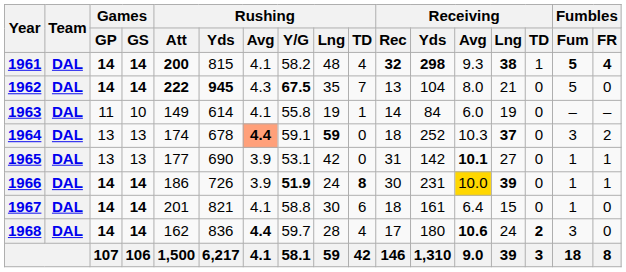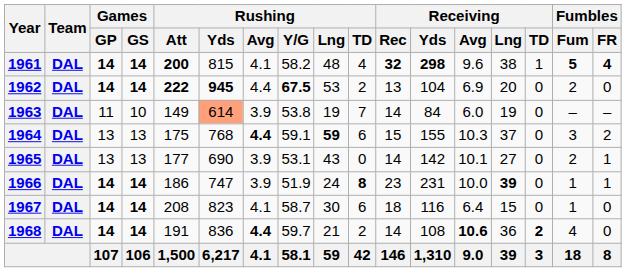(473, 64) 9.3 -> (473, 64) 9.6
(508, 64) bold -> (508, 64) normal
(261, 87) 4.3 -> (261, 87) 4.4
(331, 87) 35 -> (331, 87) 53
(362, 87) 7 -> (362, 87) 2
(473, 87) 8.0 -> (473, 87) 6.9
(508, 87) 21 -> (508, 87) 20
(573, 87) 5 -> (573, 87) 2
(221, 111) no background -> (221, 111) lightsalmon background
(261, 111) 4.1 -> (261, 111) 3.9
(296, 111) 55.8 -> (296, 111) 53.8
(362, 111) 1 -> (362, 111) 7
(176, 135) 174 -> (176, 135) 175
(221, 135) 678 -> (221, 135) 768
(261, 135) lightsalmon background -> (261, 135) no background
(362, 135) 0 -> (362, 135) 6
(393, 135) 18 -> (393, 135) 15
(432, 135) 252 -> (432, 135) 155
(508, 135) bold -> (508, 135) normal
(331, 159) 42 -> (331, 159) 43
(393, 159) 31 -> (393, 159) 14
(473, 159) bold -> (473, 159) normal
(573, 159) 1 -> (573, 159) 2
(221, 183) 726 -> (221, 183) 747
(296, 183) bold -> (296, 183) normal
(393, 183) 30 -> (393, 183) 23
(473, 183) gold background -> (473, 183) no background
(176, 207) 201 -> (176, 207) 208
(221, 207) 821 -> (221, 207) 823
(296, 207) 58.8 -> (296, 207) 58.7
(432, 207) 161 -> (432, 207) 116
(176, 231) 162 -> (176, 231) 191
(331, 231) 28 -> (331, 231) 21
(362, 231) 4 -> (362, 231) 2
(393, 231) 17 -> (393, 231) 14
(432, 231) 180 -> (432, 231) 108
(508, 231) 24 -> (508, 231) 36
(573, 231) 3 -> (573, 231) 4
